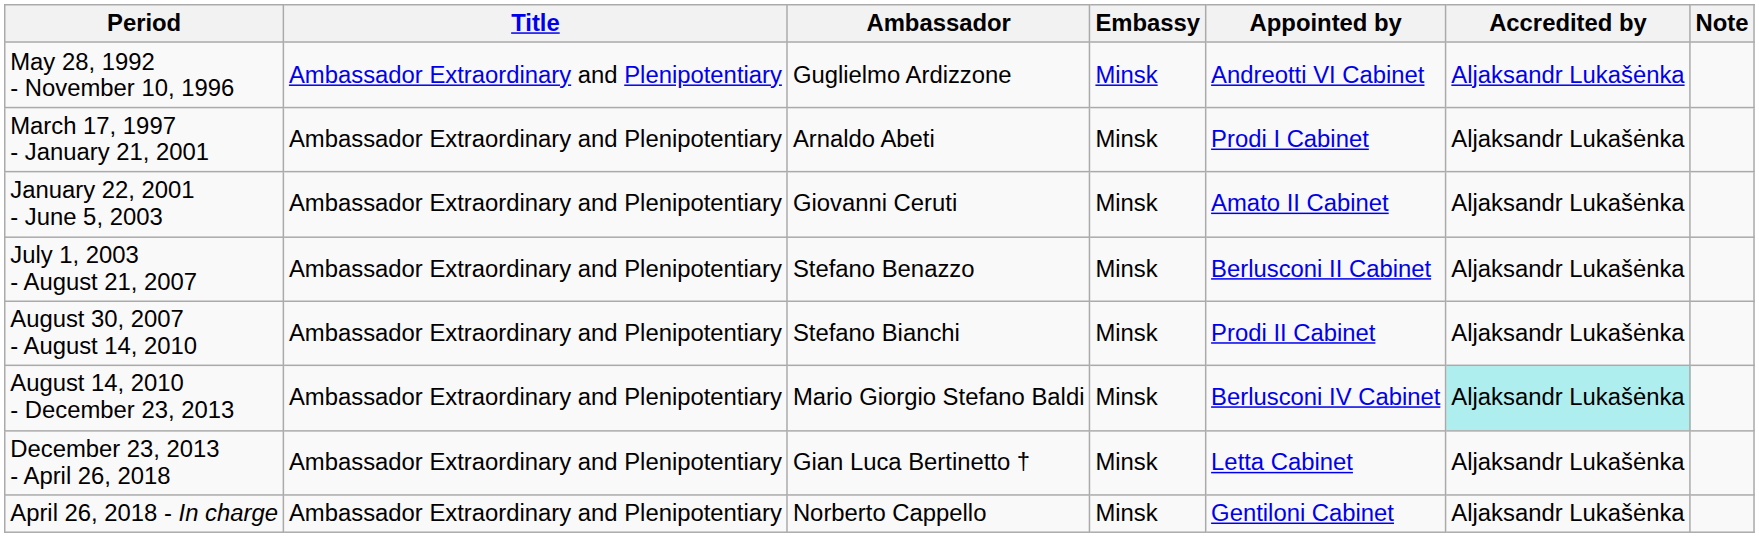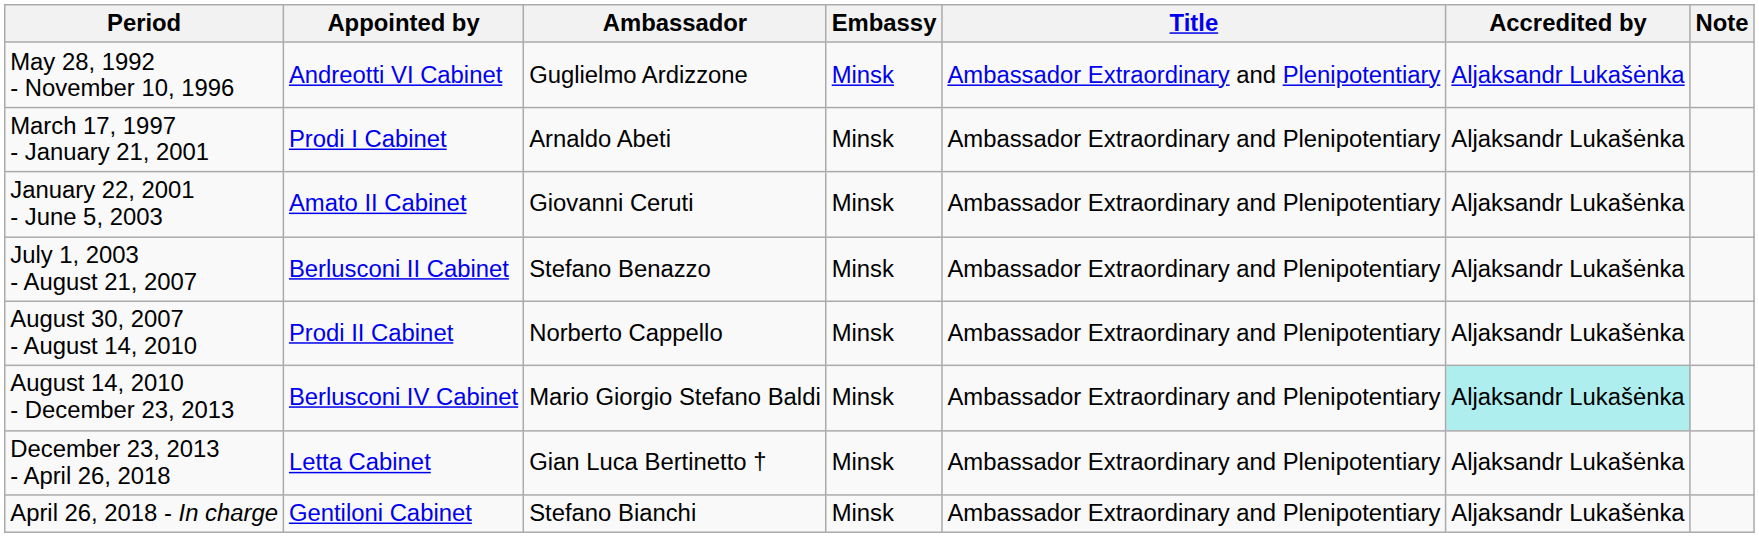columns swapped: (535, 23) <-> (1326, 23)
(876, 333) Stefano Bianchi -> (626, 333) Norberto Cappello
(890, 513) Norberto Cappello -> (613, 513) Stefano Bianchi
